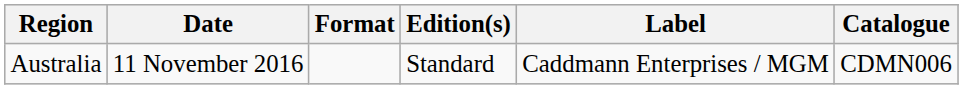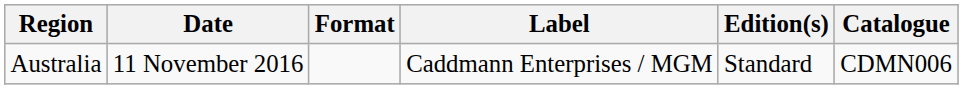columns swapped: (459, 24) <-> (676, 24)
